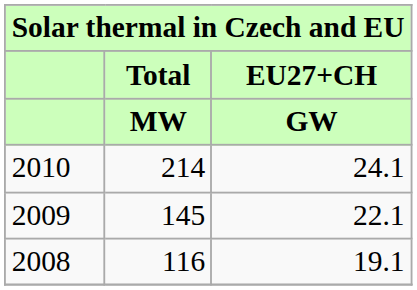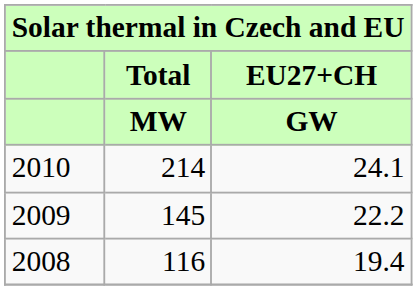(379, 214) 22.1 -> (379, 214) 22.2
(379, 261) 19.1 -> (379, 261) 19.4
